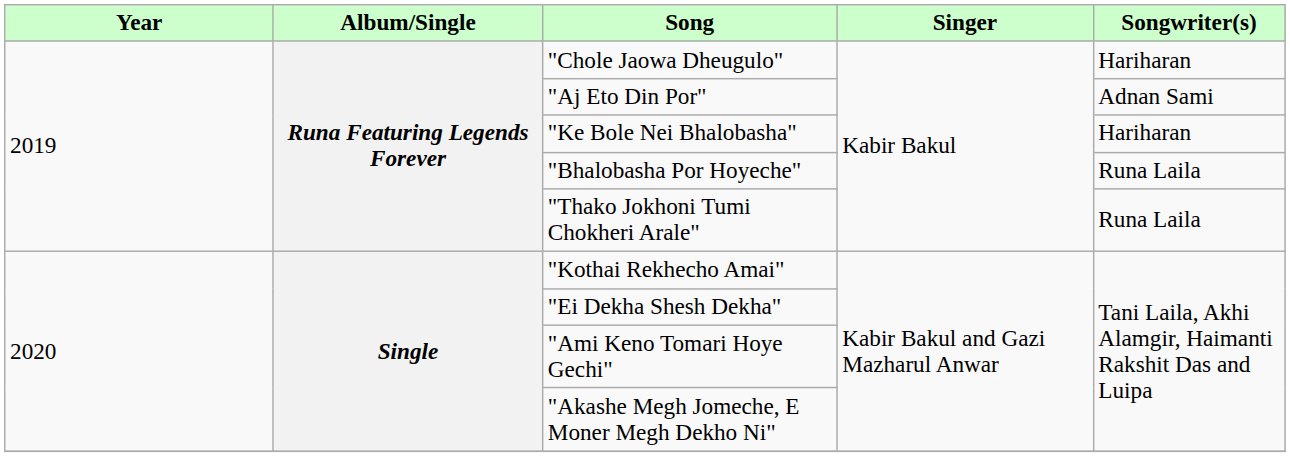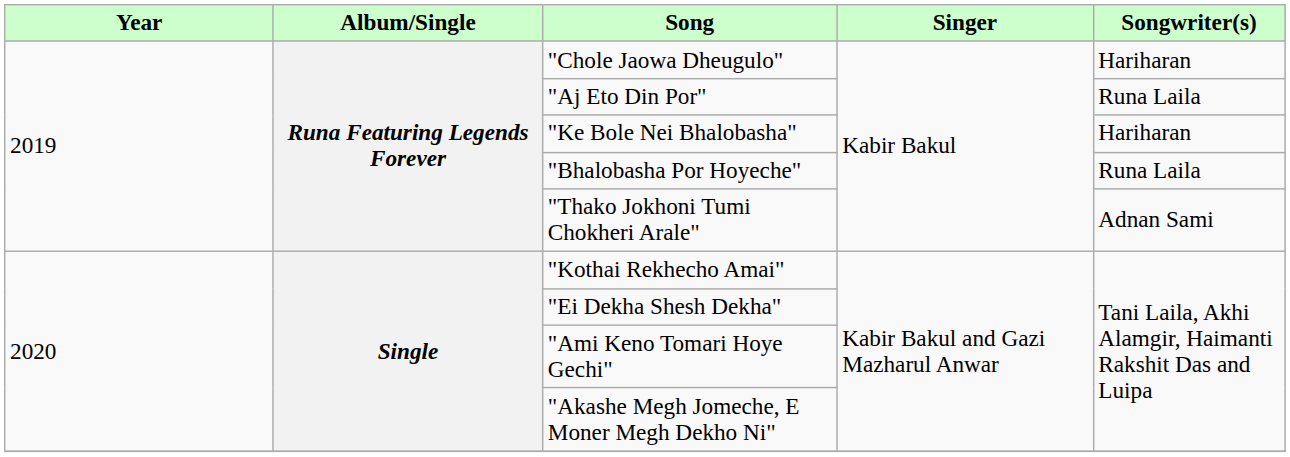(1156, 96) Adnan Sami -> (1150, 96) Runa Laila
(1150, 219) Runa Laila -> (1156, 219) Adnan Sami
